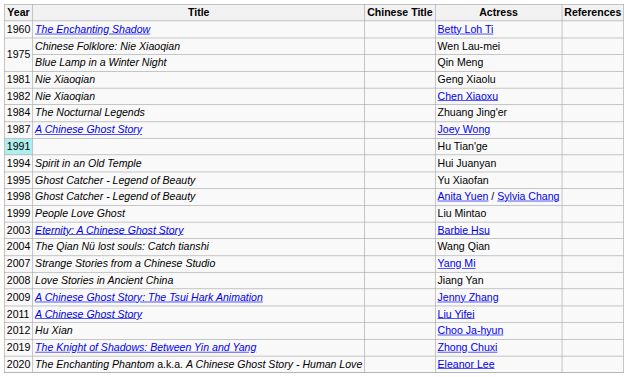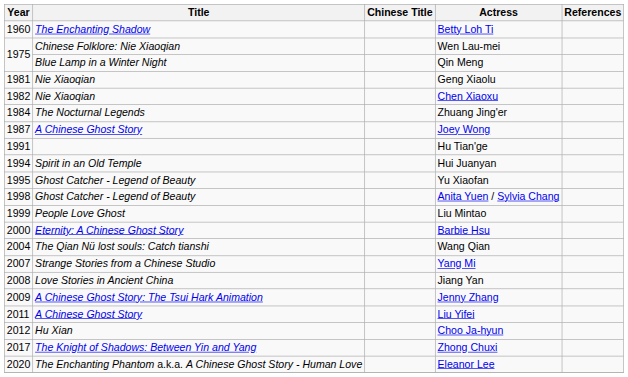(19, 146) paleturquoise background -> (19, 146) no background
(19, 230) 2003 -> (19, 230) 2000
(19, 347) 2019 -> (19, 347) 2017
